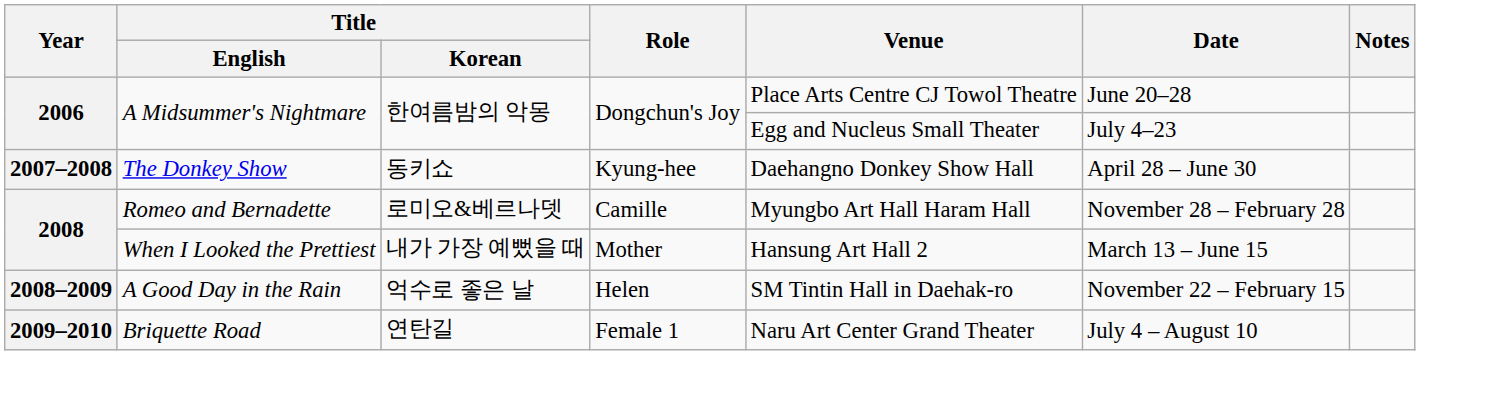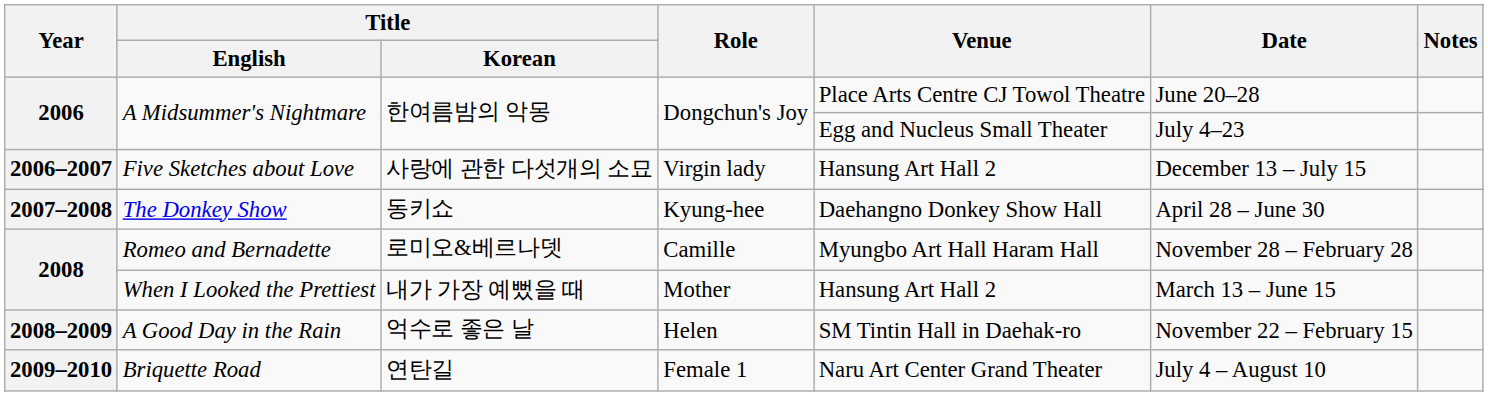+ row: (238, 168)
